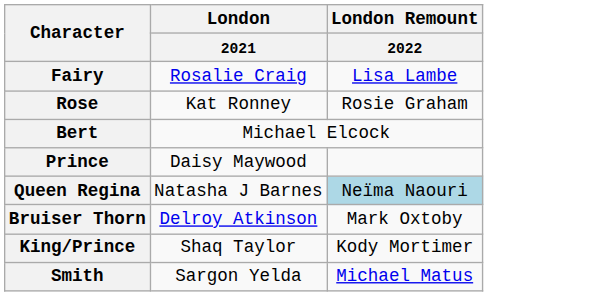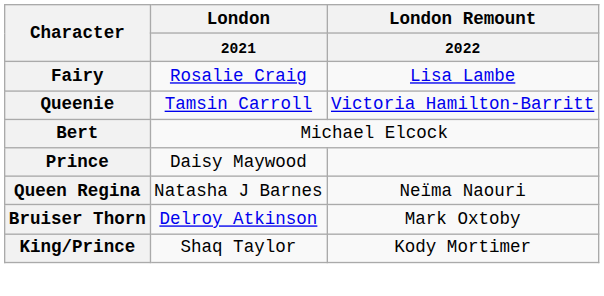+ row: (77, 105)
- row: (77, 105)
(405, 191) lightblue background -> (463, 191) no background
- row: (77, 276)
